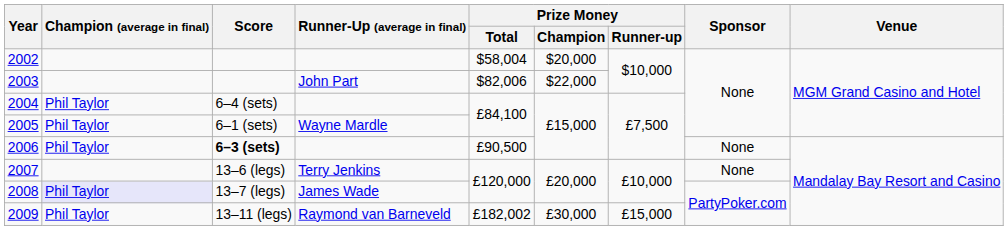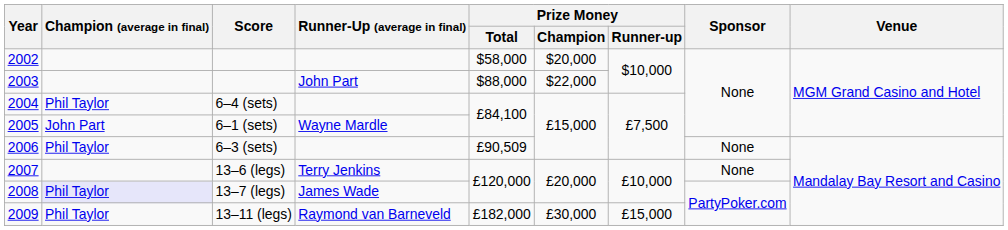(502, 59) $58,004 -> (502, 59) $58,000
(502, 81) $82,006 -> (502, 81) $88,000
(77, 125) Phil Taylor -> (75, 125) John Part
(248, 147) bold -> (246, 147) normal
(502, 147) £90,500 -> (502, 147) £90,509
(502, 214) £182,002 -> (502, 214) £182,000
